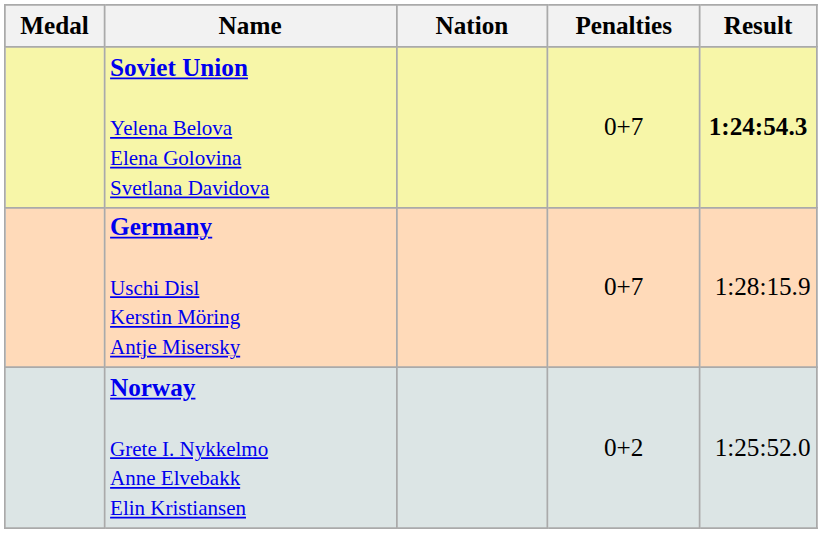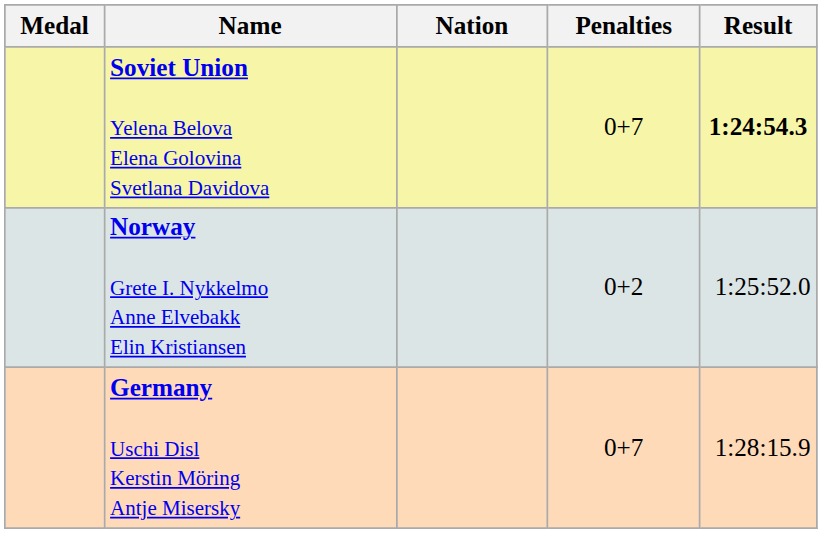rows swapped: (189, 447) <-> (175, 287)
